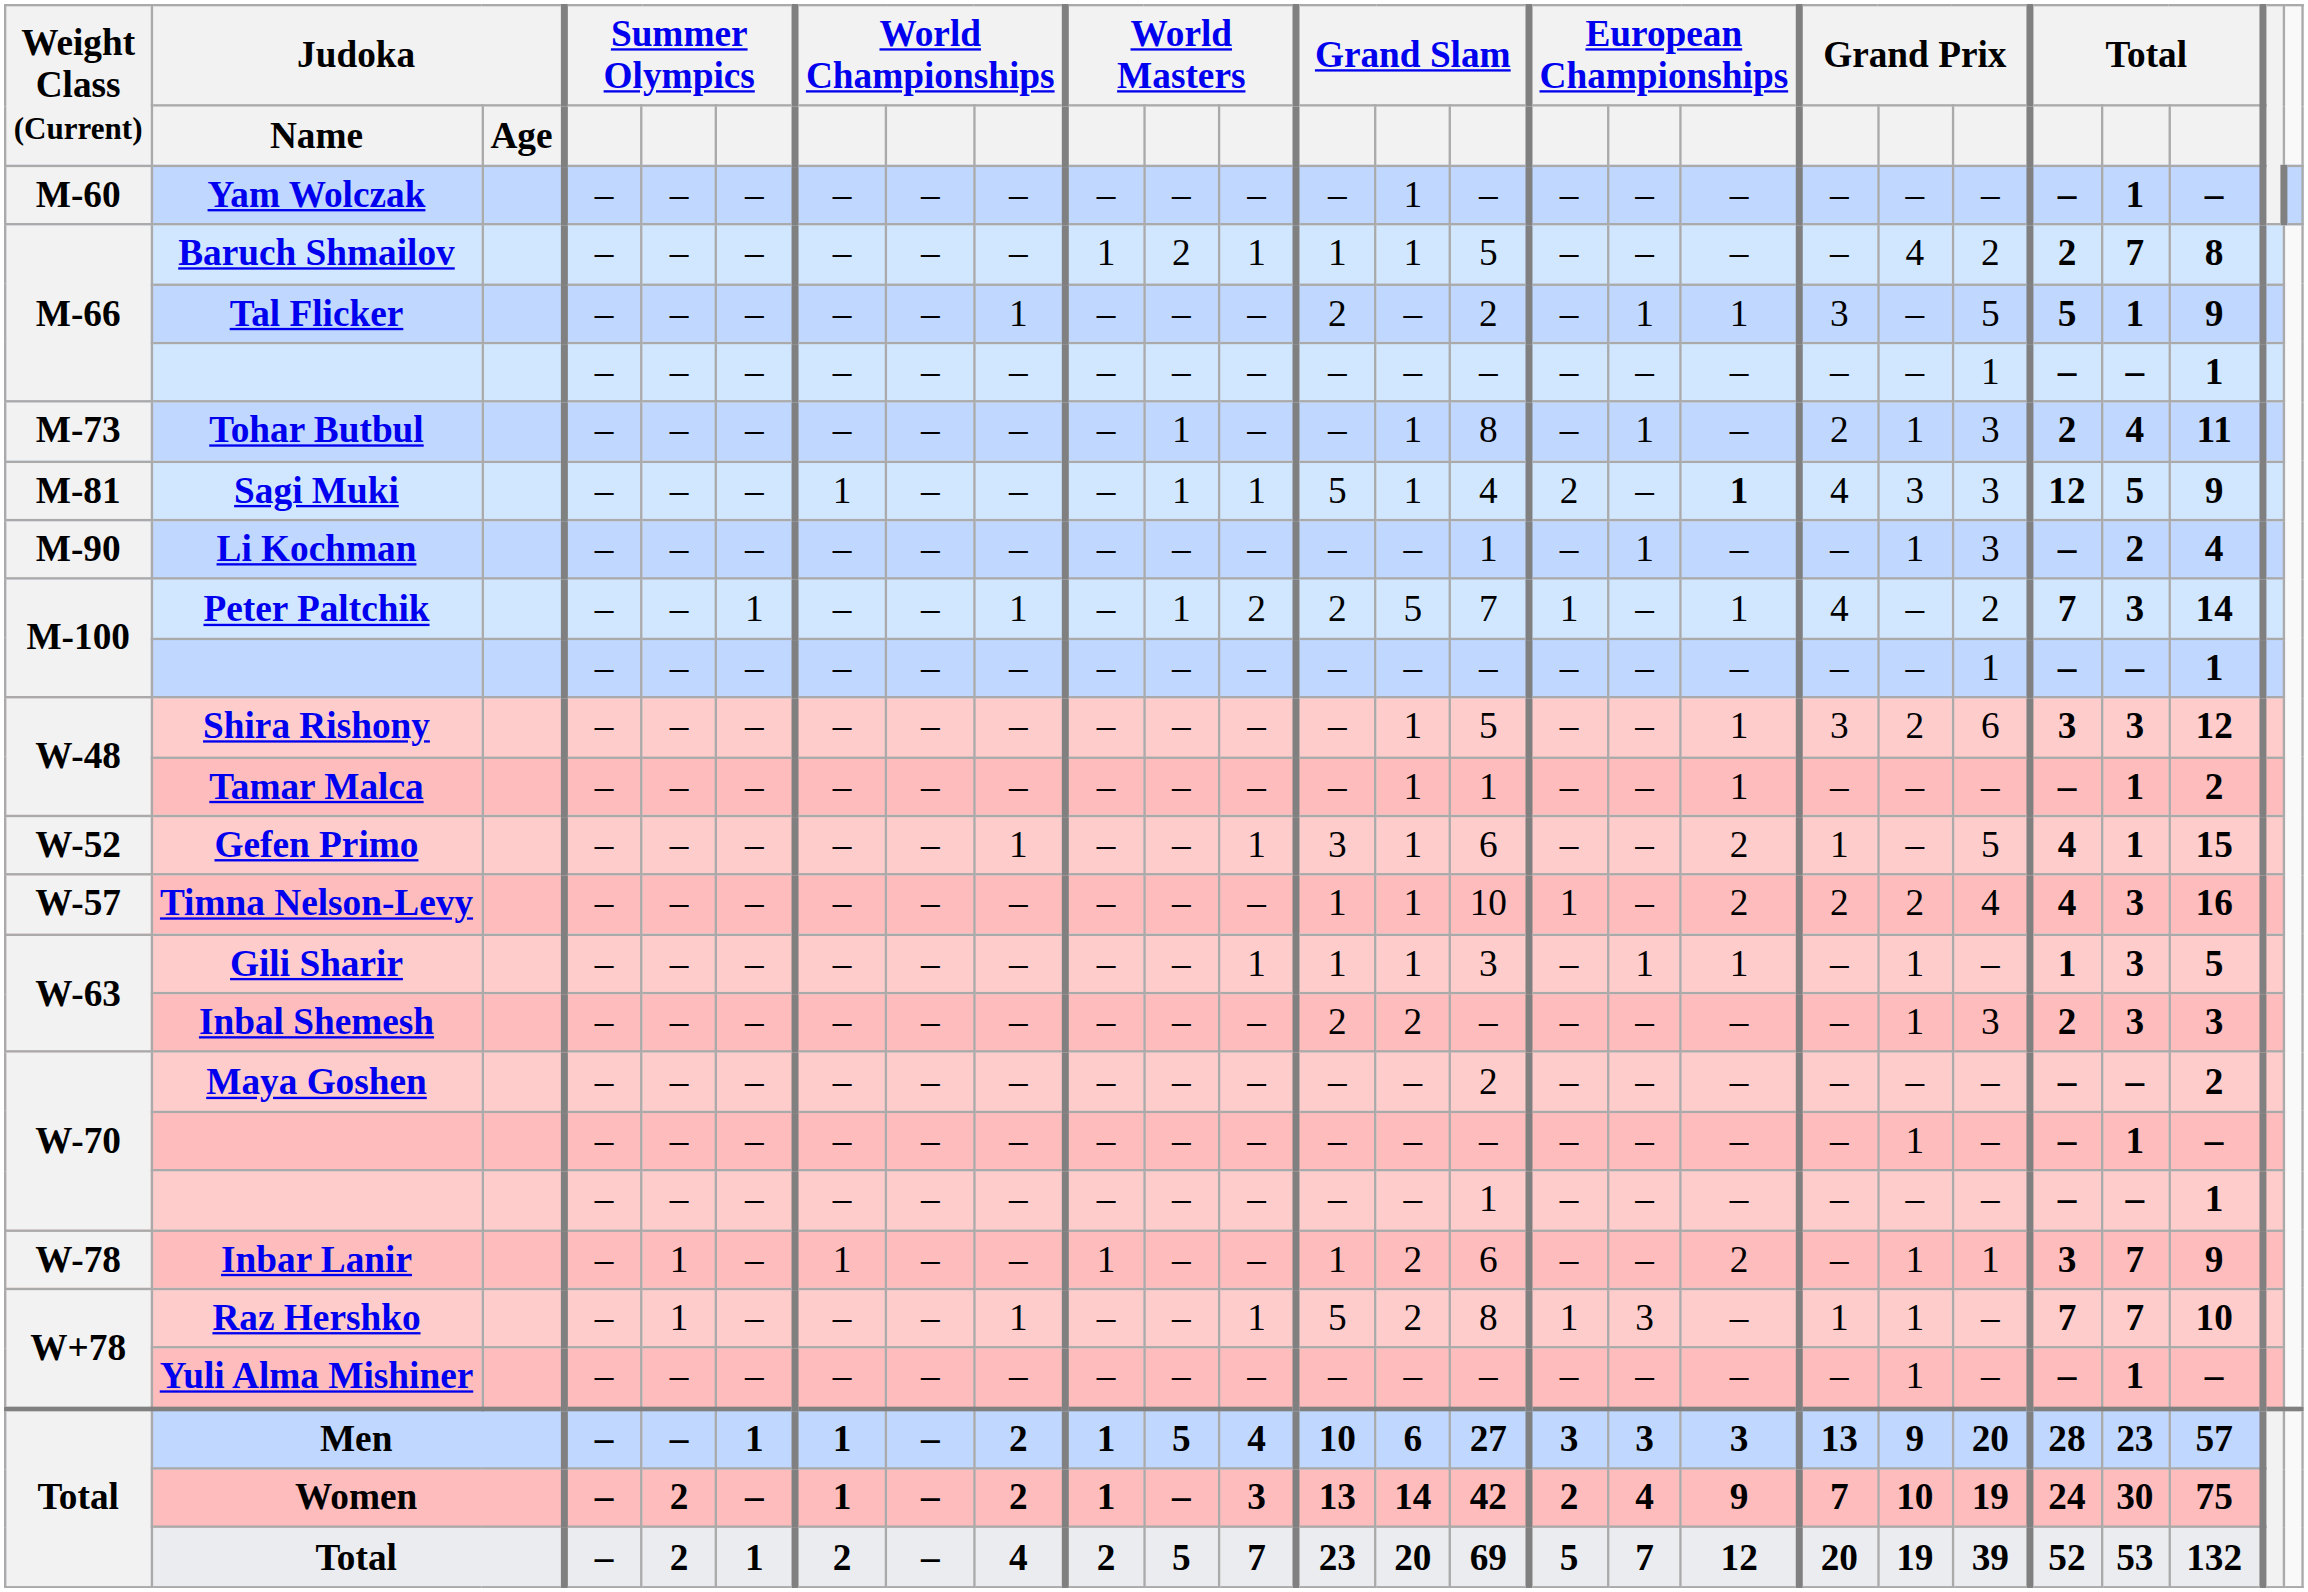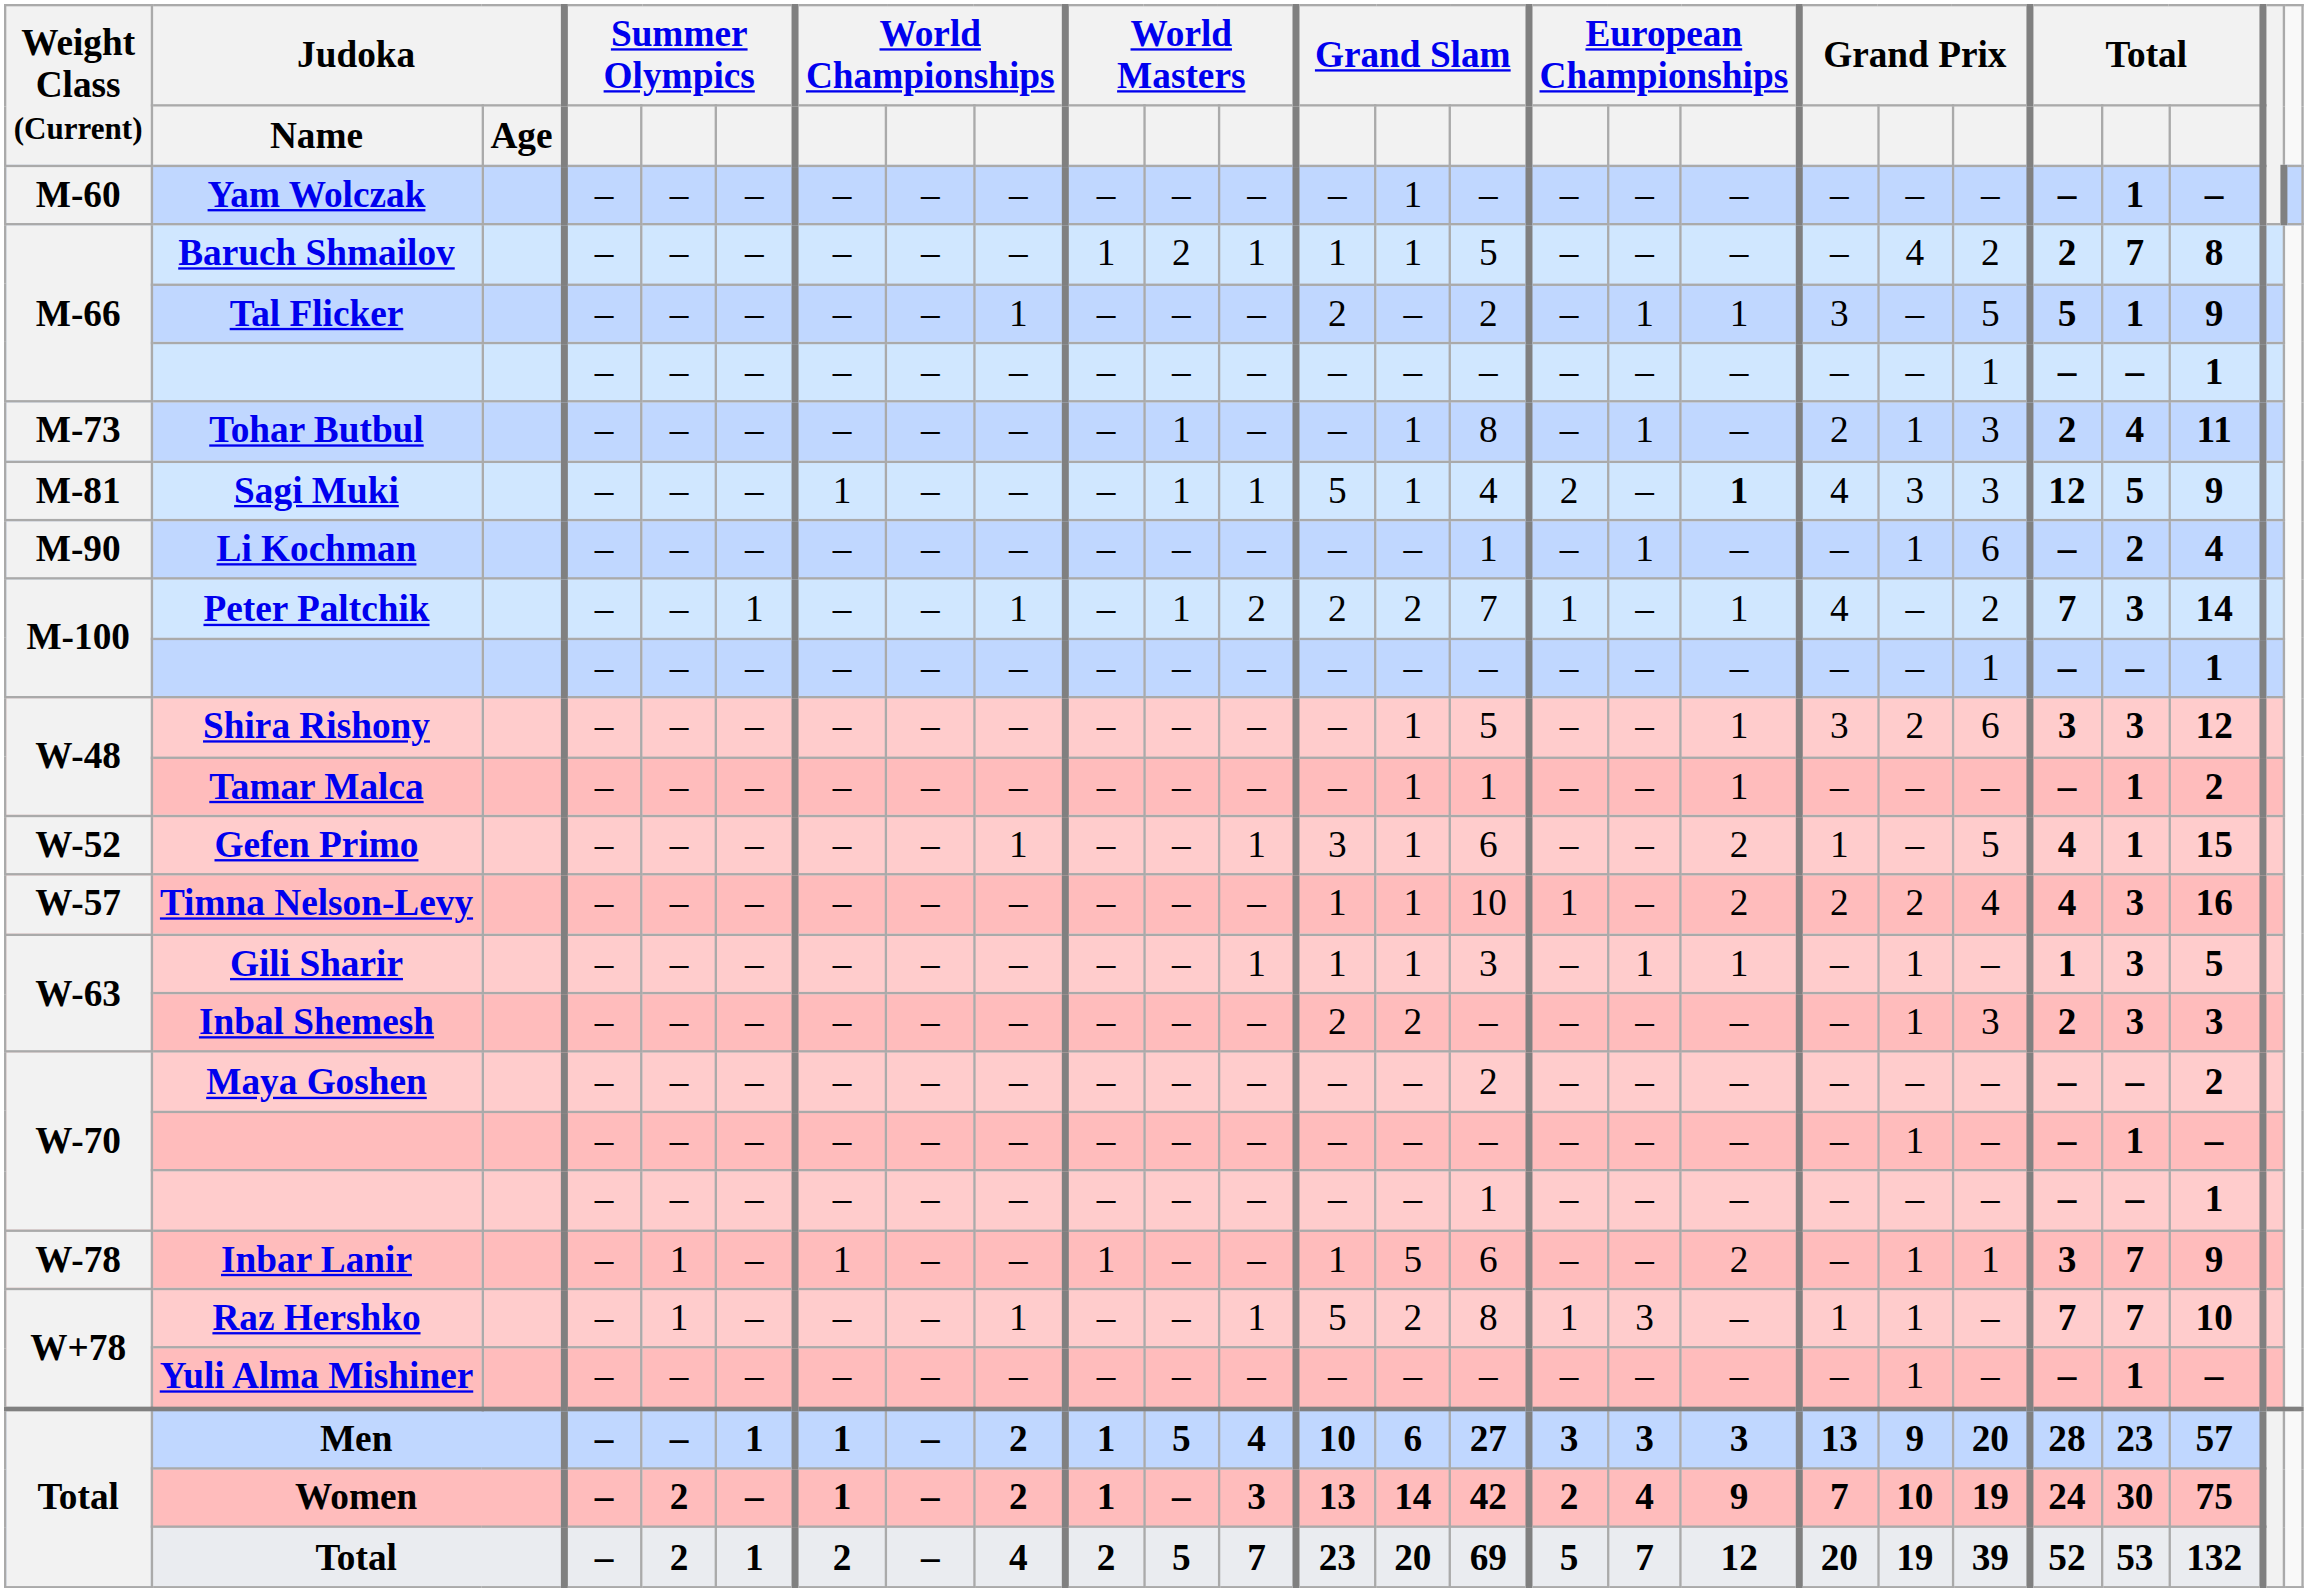(1990, 548) 3 -> (1990, 548) 6
(1413, 608) 5 -> (1413, 608) 2
(1413, 1258) 2 -> (1413, 1258) 5
